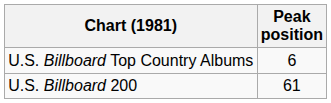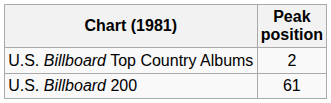(292, 60) 6 -> (292, 60) 2
